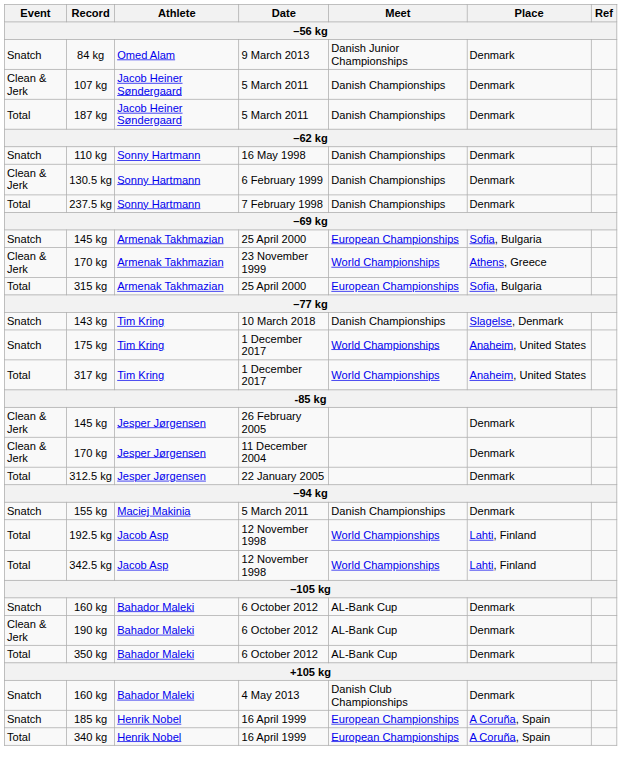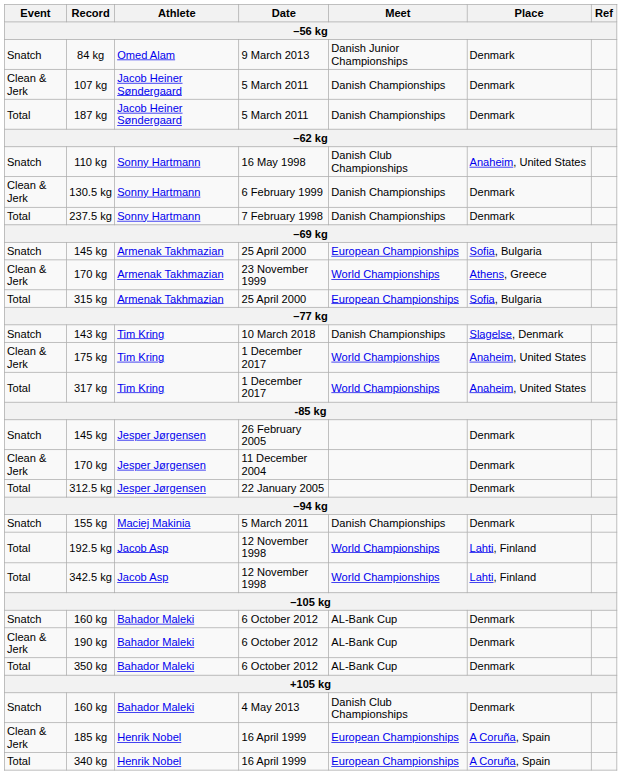(388, 156) Danish Championships -> (370, 162) Danish Club Championships
(492, 156) Denmark -> (528, 162) Anaheim, United States
(24, 345) Snatch -> (27, 357) Clean & Jerk
(27, 423) Clean & Jerk -> (24, 435) Snatch
(24, 719) Snatch -> (27, 738) Clean & Jerk
